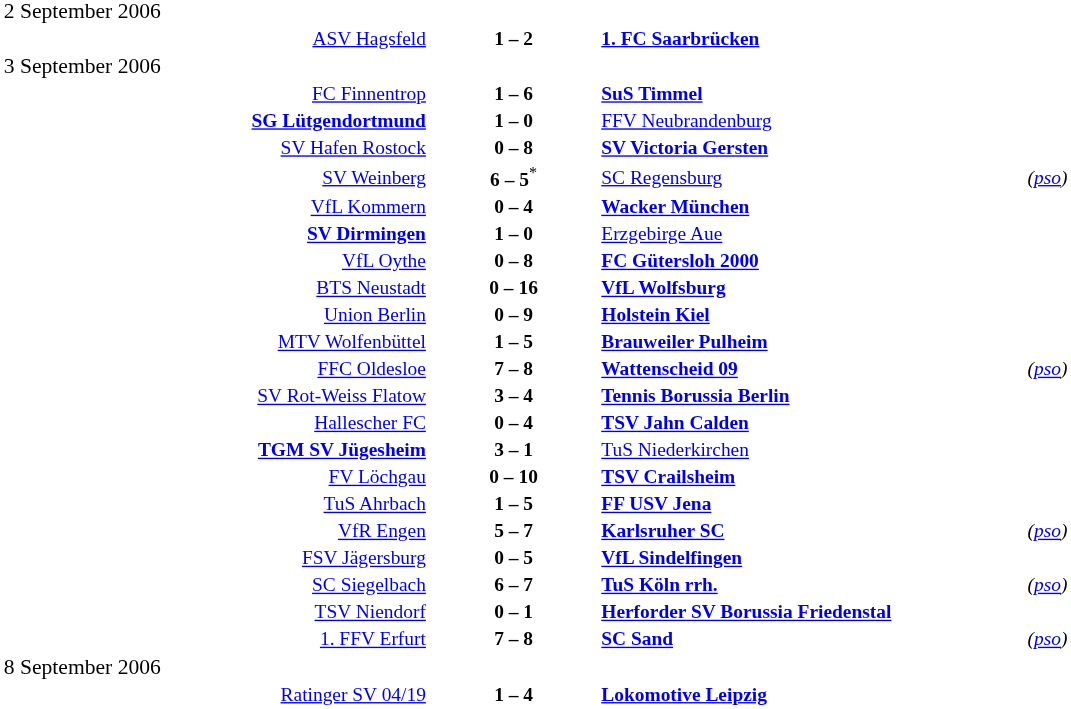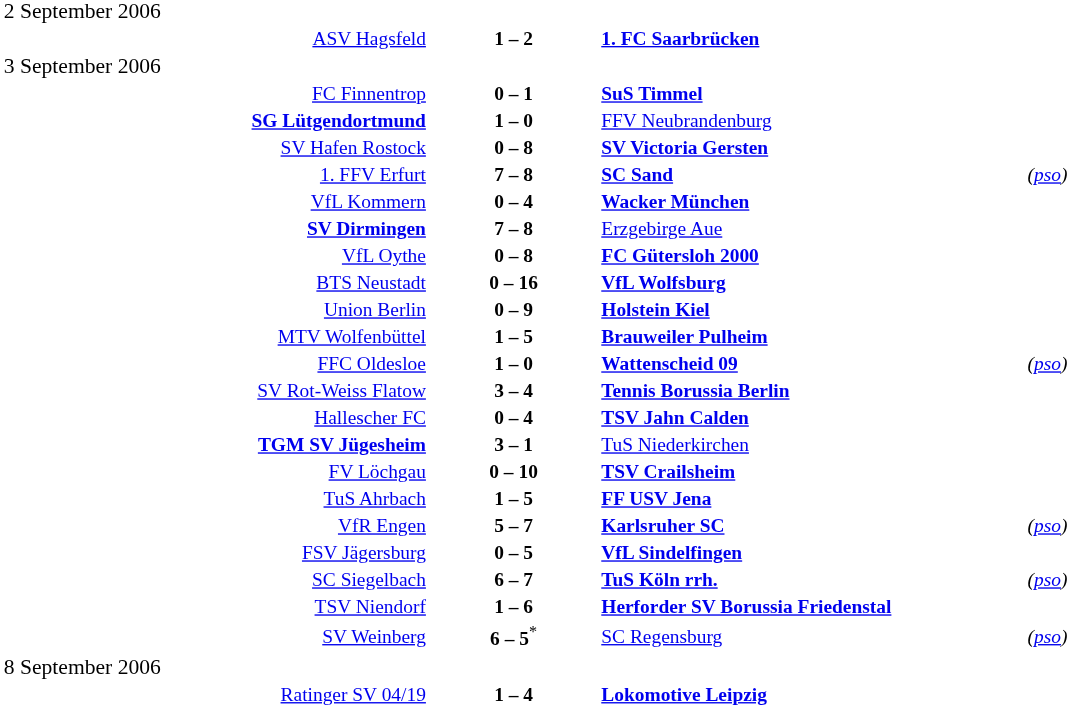(514, 93) 1 – 6 -> (514, 93) 0 – 1
rows swapped: (373, 638) <-> (374, 177)
(514, 233) 1 – 0 -> (514, 228) 7 – 8
(514, 368) 7 – 8 -> (514, 363) 1 – 0
(514, 611) 0 – 1 -> (514, 606) 1 – 6
